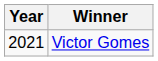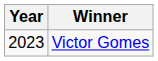(26, 42) 2021 -> (26, 42) 2023
